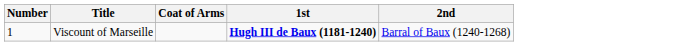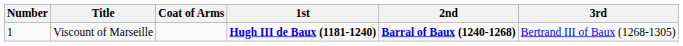+ column: (598, 13)
(446, 31) normal -> (449, 31) bold
